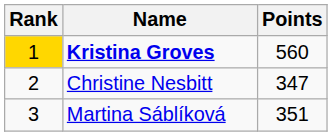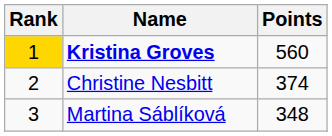(292, 83) 347 -> (292, 83) 374
(292, 114) 351 -> (292, 114) 348
